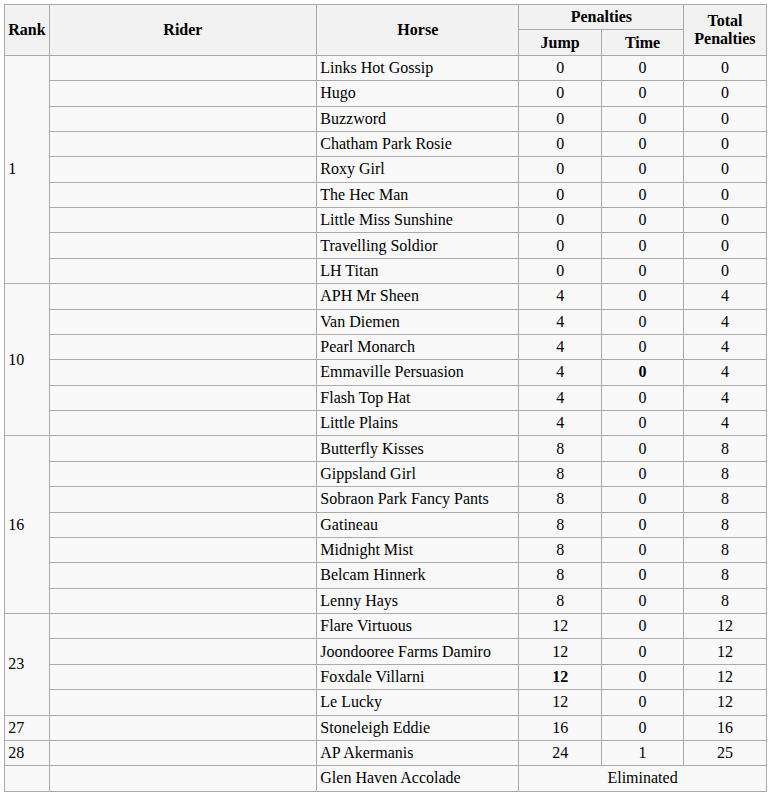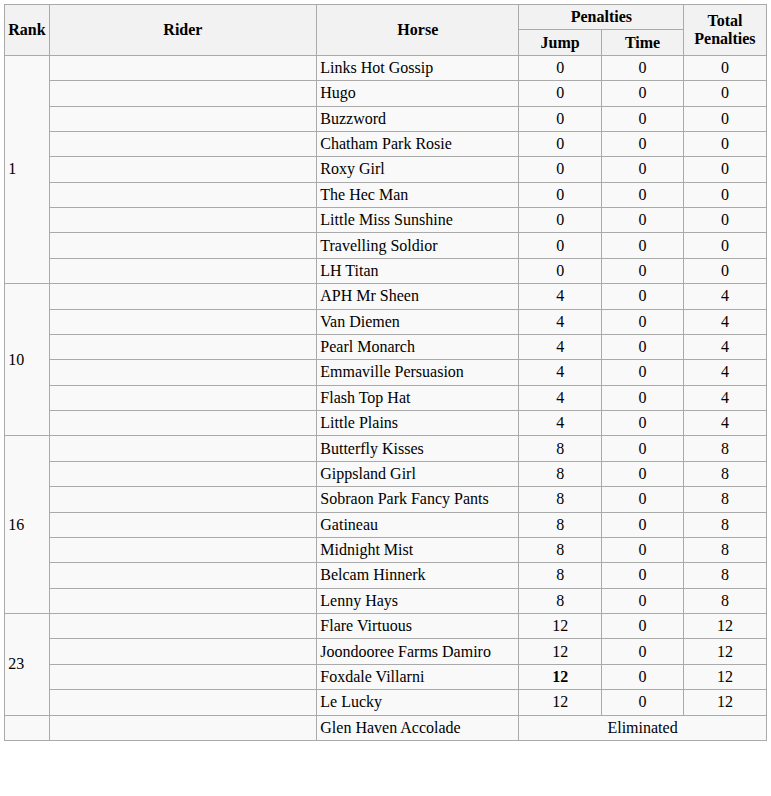(643, 372) bold -> (643, 372) normal
- row: (375, 727)
- row: (367, 753)
